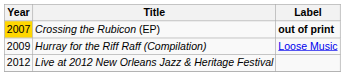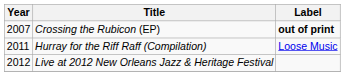(19, 29) gold background -> (19, 29) no background
(19, 46) 2009 -> (18, 46) 2011
